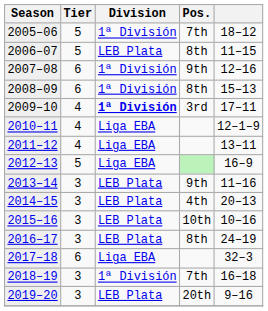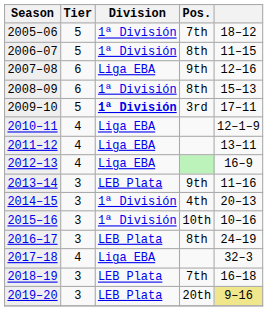(130, 52) LEB Plata -> (137, 52) 1ª División
(137, 70) 1ª División -> (127, 70) Liga EBA
(78, 108) 4 -> (78, 108) 5
(78, 164) 5 -> (78, 164) 4
(130, 202) LEB Plata -> (137, 202) 1ª División
(130, 221) LEB Plata -> (137, 221) 1ª División
(78, 258) 6 -> (78, 258) 4
(137, 277) 1ª División -> (130, 277) LEB Plata
(238, 296) no background -> (238, 296) khaki background
